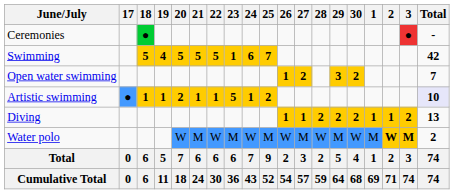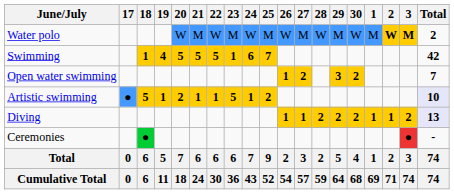rows swapped: (36, 35) <-> (33, 137)
(146, 55) 5 -> (146, 55) 1
(146, 96) 1 -> (146, 96) 5
(433, 117) no background -> (433, 117) lavender background
